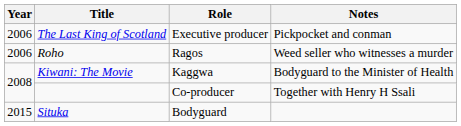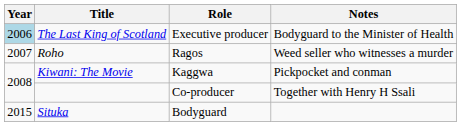(20, 33) no background -> (20, 33) lightblue background
(333, 33) Pickpocket and conman -> (364, 33) Bodyguard to the Minister of Health
(20, 53) 2006 -> (20, 53) 2007
(364, 72) Bodyguard to the Minister of Health -> (333, 72) Pickpocket and conman
